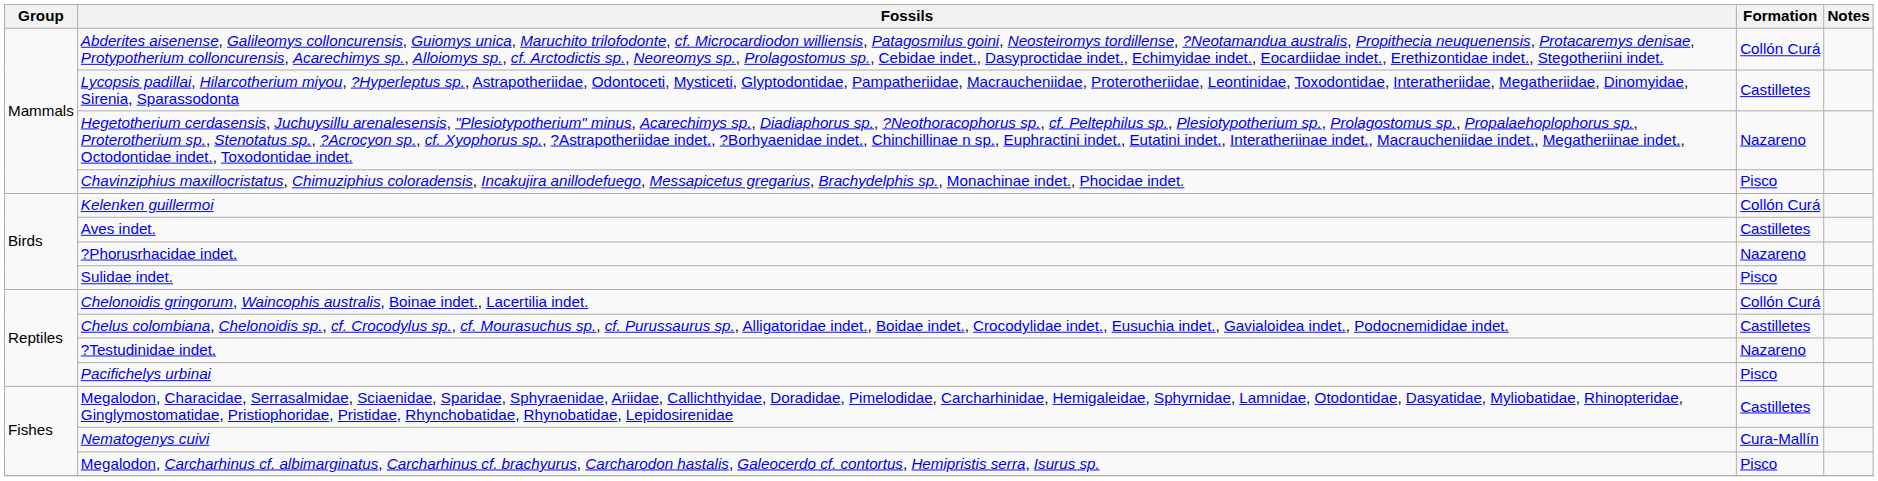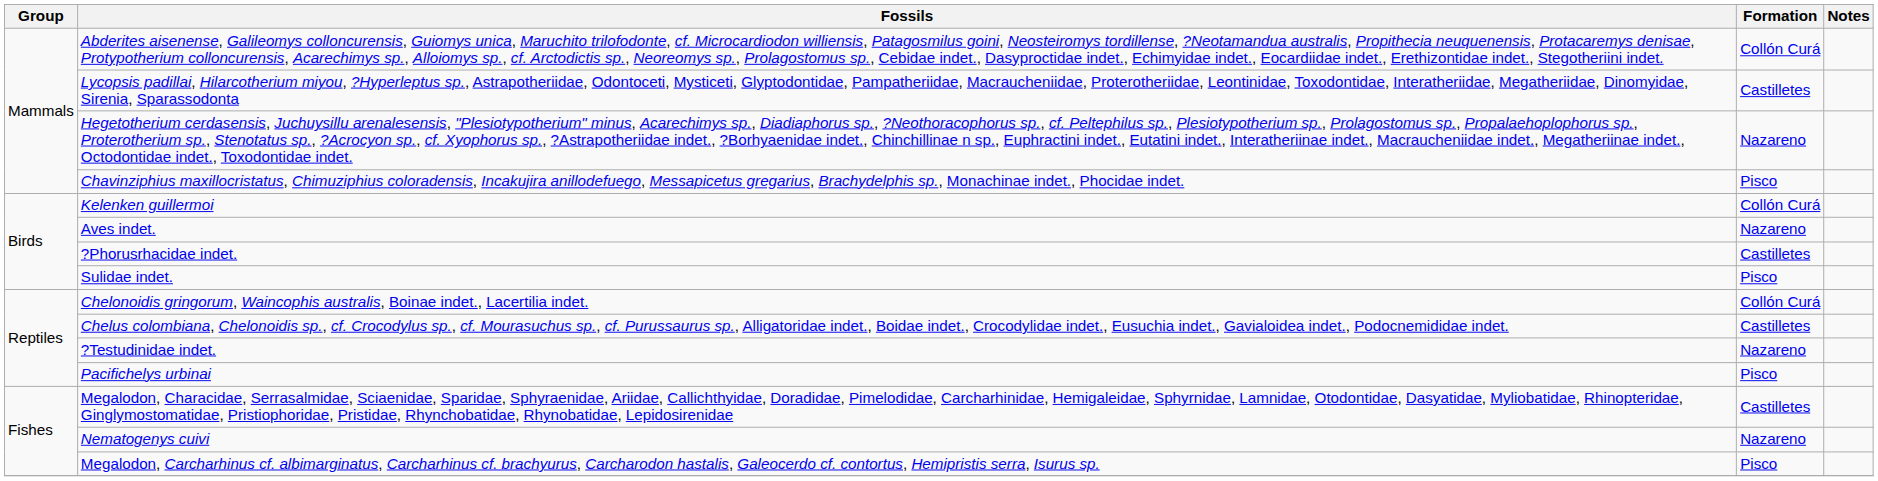(1775, 229) Castilletes -> (1773, 229) Nazareno
(1773, 253) Nazareno -> (1775, 253) Castilletes
(1779, 439) Cura-Mallín -> (1773, 439) Nazareno
